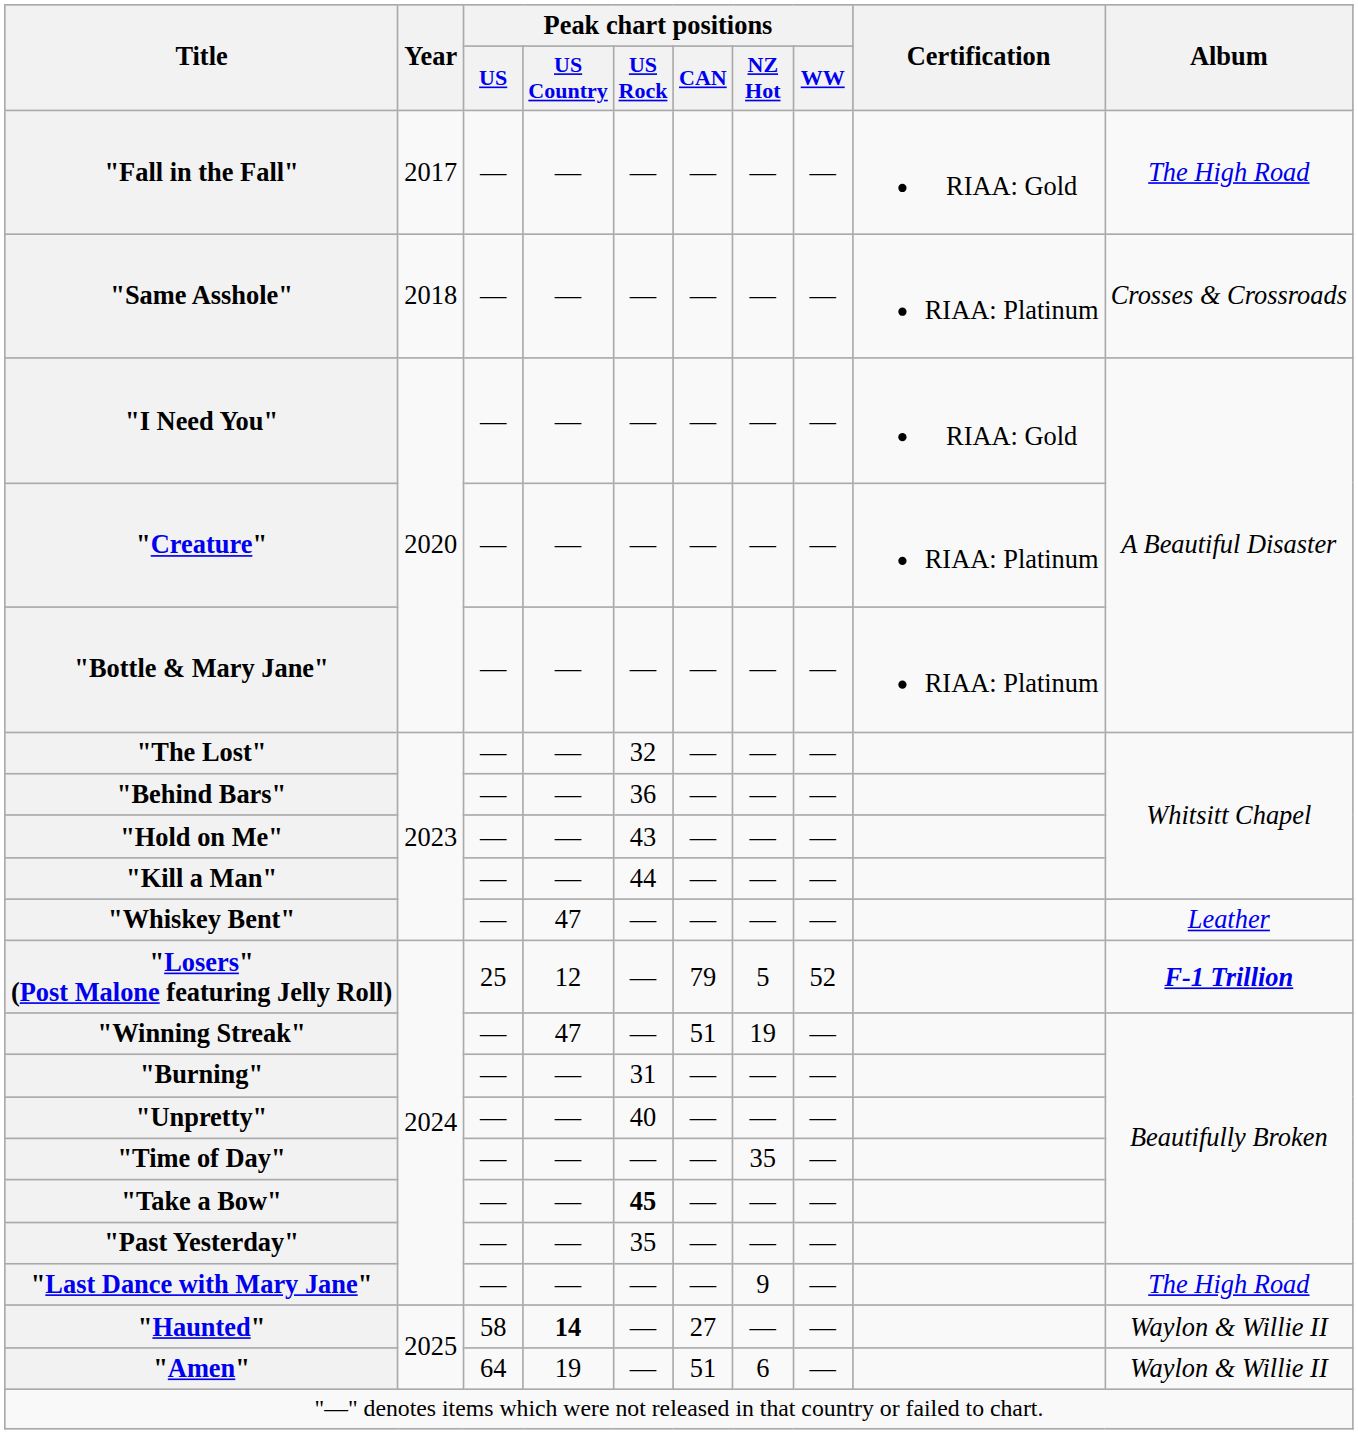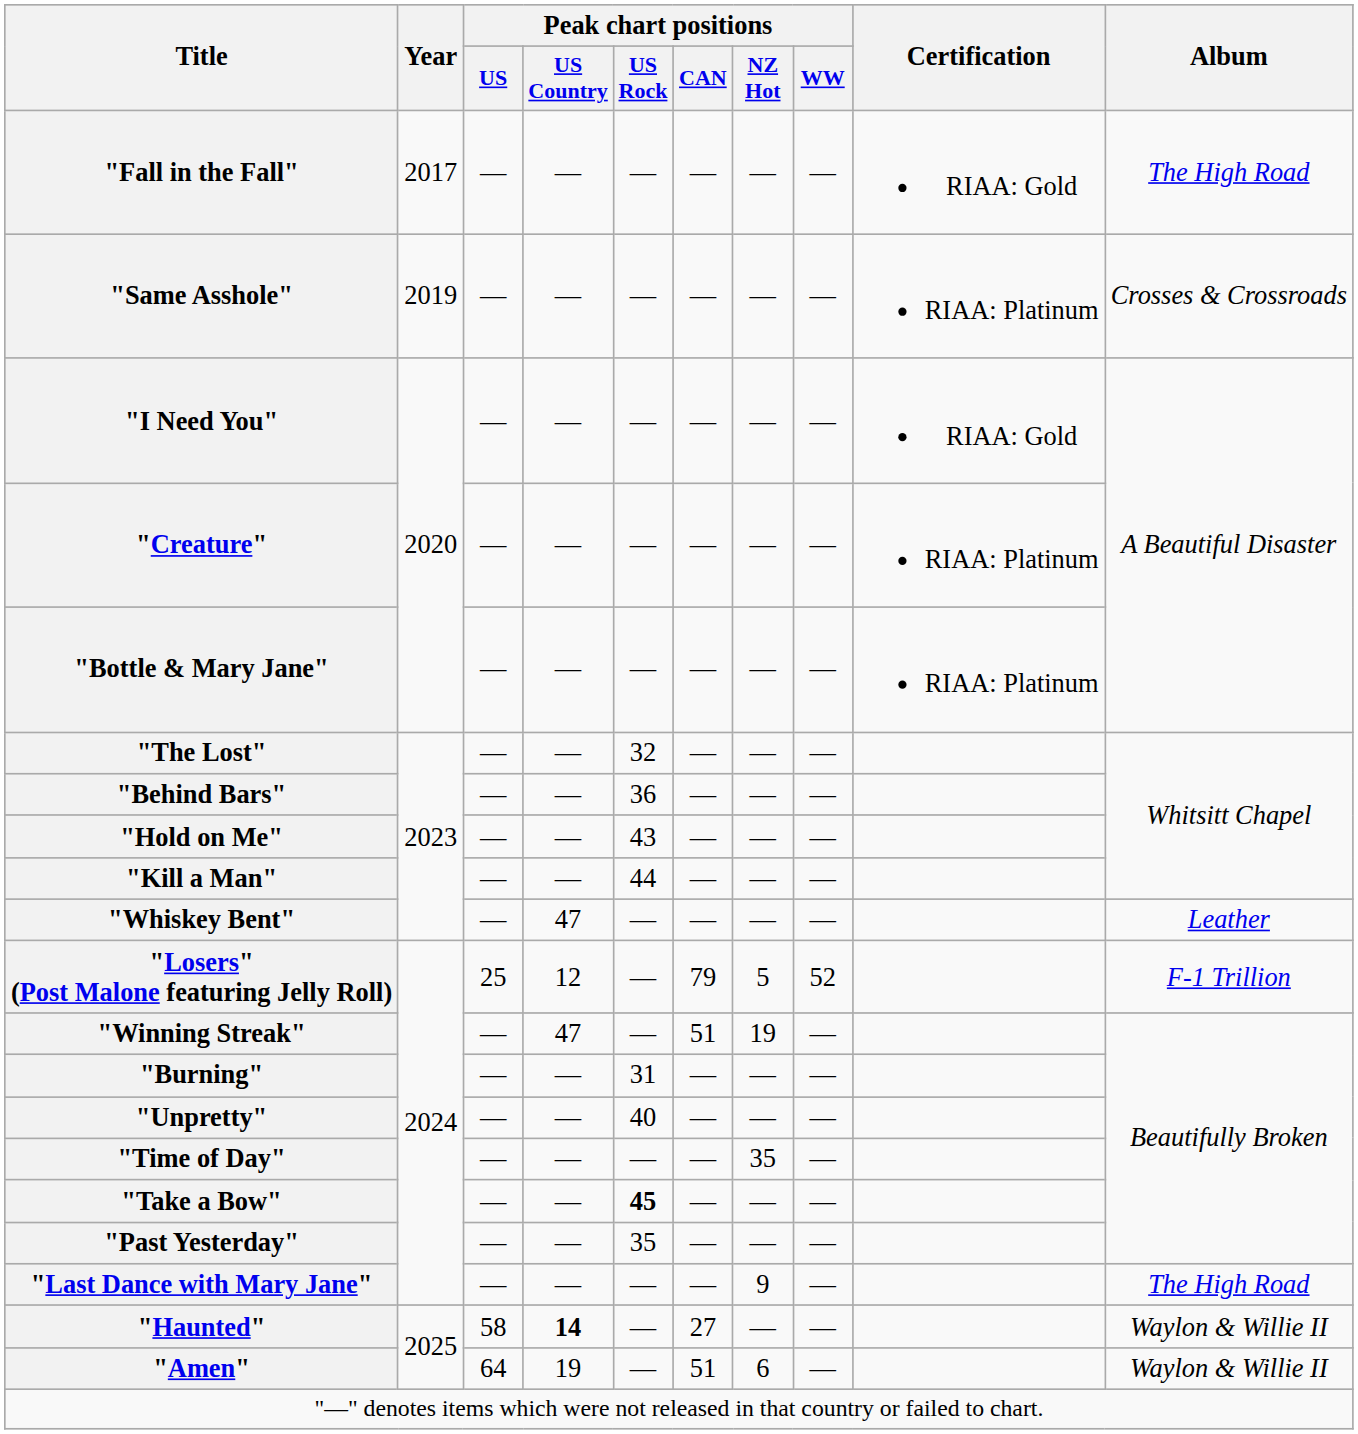(431, 296) 2018 -> (431, 296) 2019
(1229, 976) bold -> (1229, 976) normal
